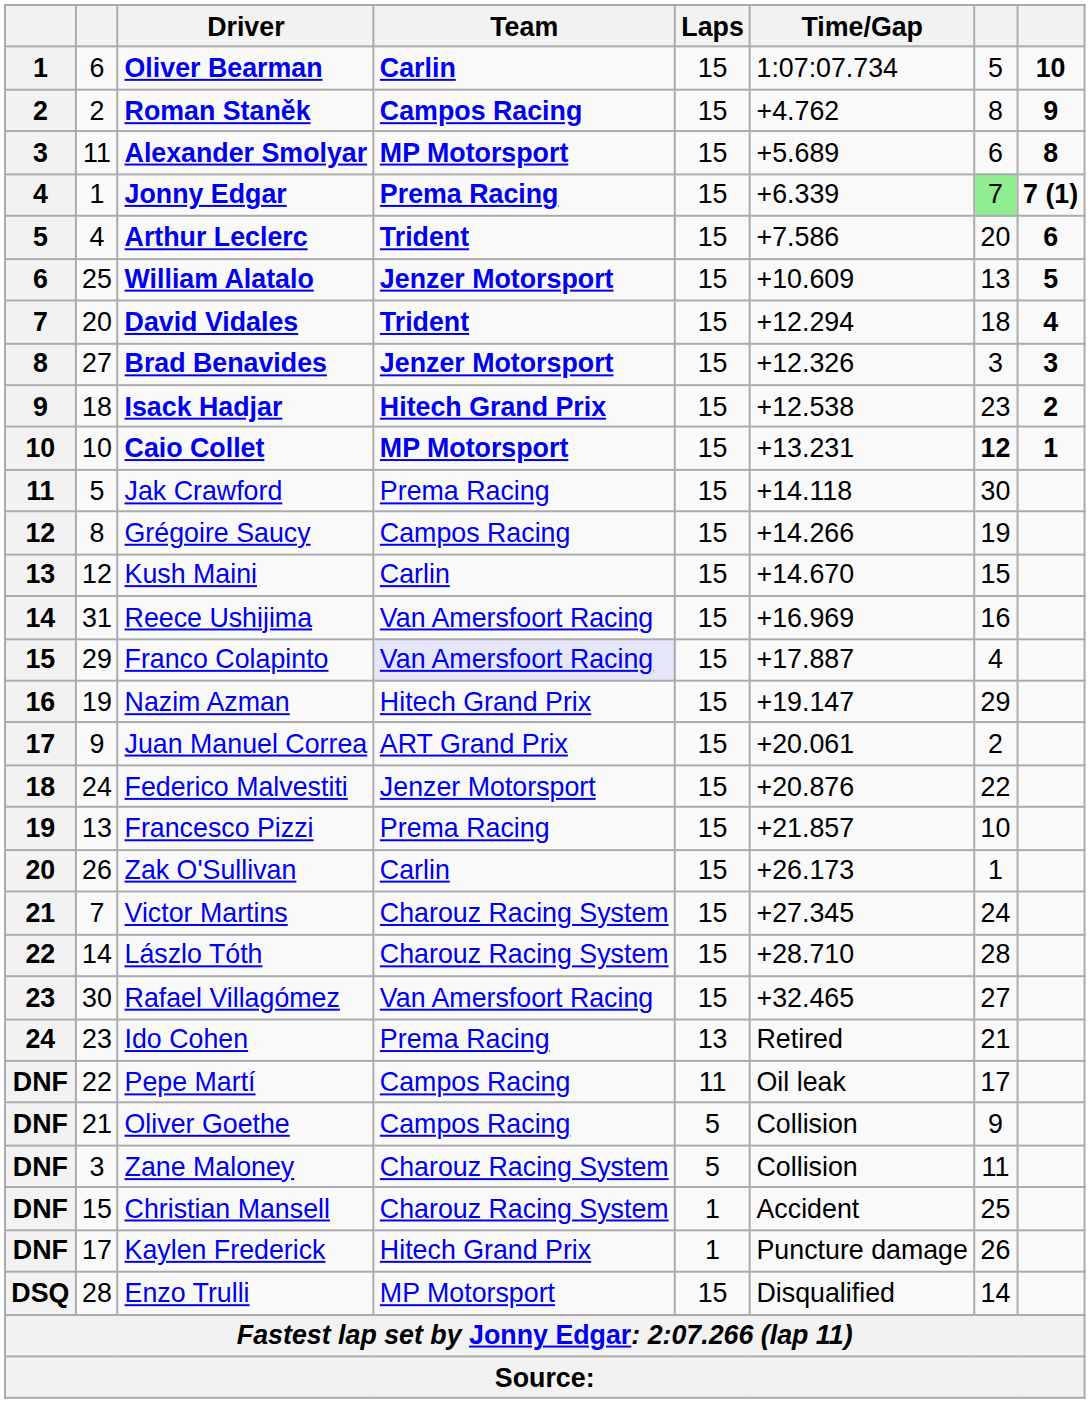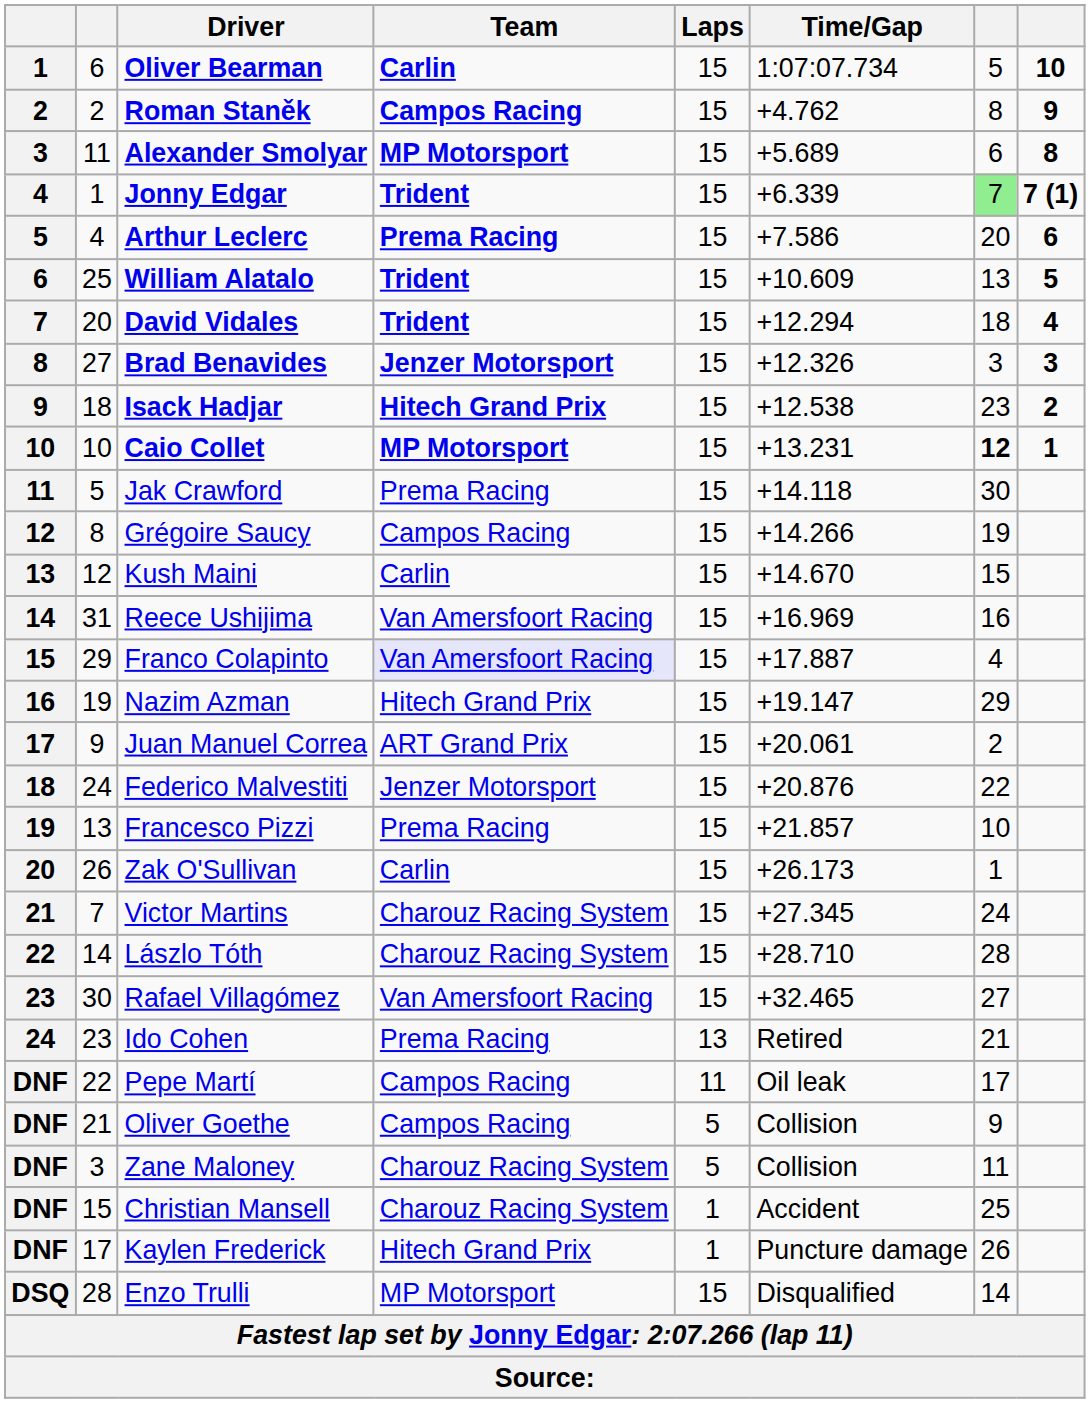(469, 195) Prema Racing -> (425, 195) Trident
(425, 237) Trident -> (469, 237) Prema Racing
(497, 279) Jenzer Motorsport -> (425, 279) Trident
